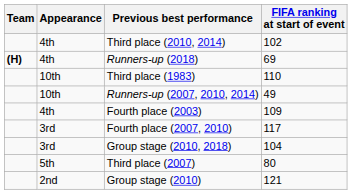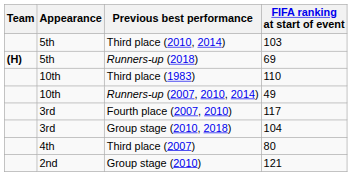(47, 42) 4th -> (47, 42) 5th
(273, 42) 102 -> (273, 42) 103
(47, 59) 4th -> (47, 59) 5th
- row: (154, 111)
(47, 163) 5th -> (47, 146) 4th
